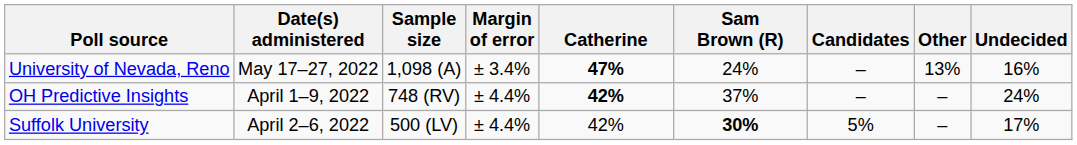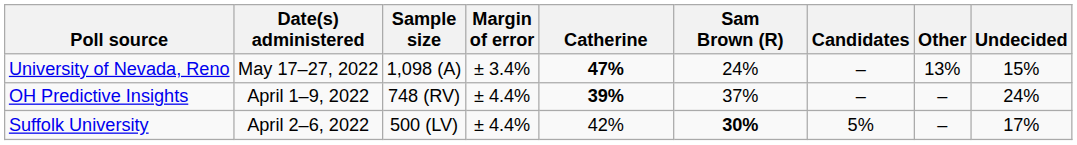(1021, 68) 16% -> (1021, 68) 15%
(606, 97) 42% -> (606, 97) 39%
